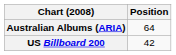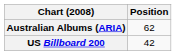(149, 27) 64 -> (149, 27) 62
